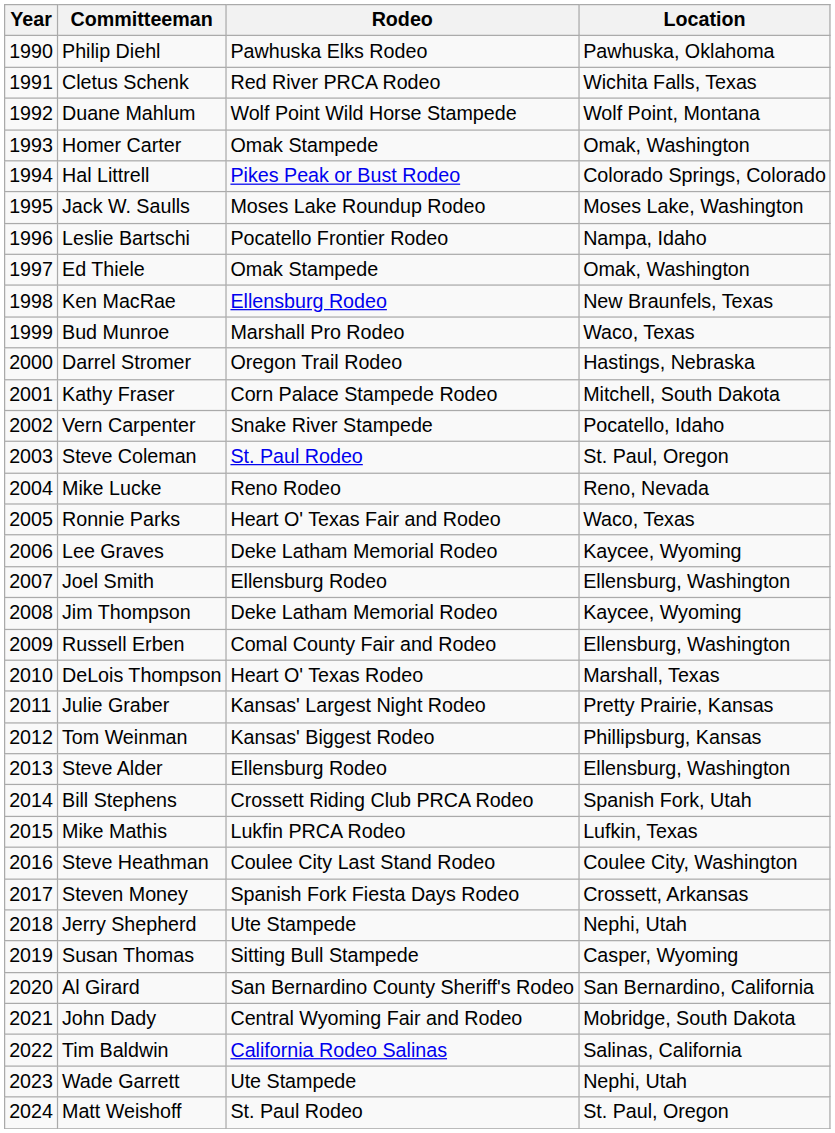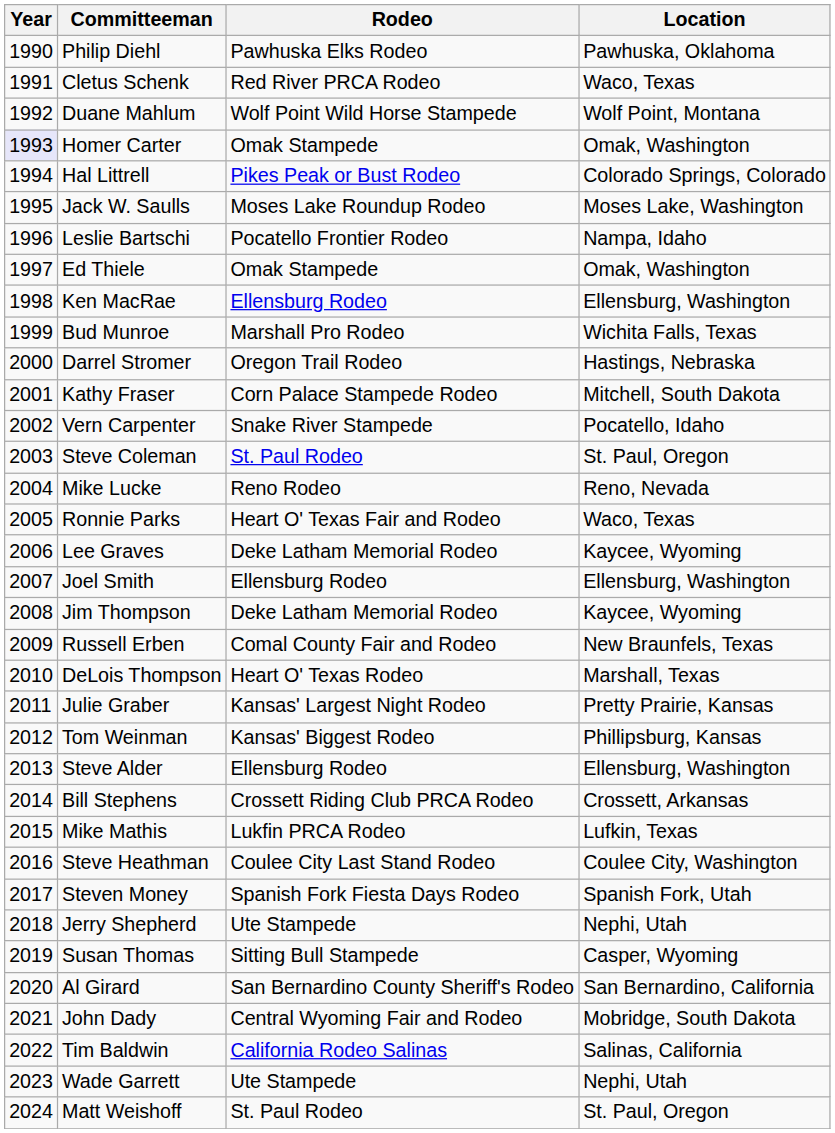(670, 82) Wichita Falls, Texas -> (639, 82) Waco, Texas
(31, 144) no background -> (31, 144) lavender background
(678, 301) New Braunfels, Texas -> (687, 301) Ellensburg, Washington
(639, 332) Waco, Texas -> (670, 332) Wichita Falls, Texas
(687, 644) Ellensburg, Washington -> (678, 644) New Braunfels, Texas
(667, 800) Spanish Fork, Utah -> (666, 800) Crossett, Arkansas
(666, 894) Crossett, Arkansas -> (667, 894) Spanish Fork, Utah
